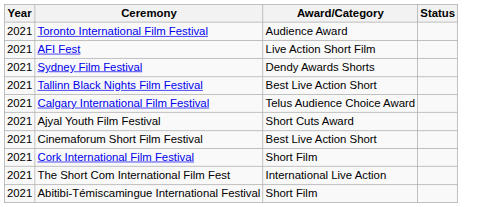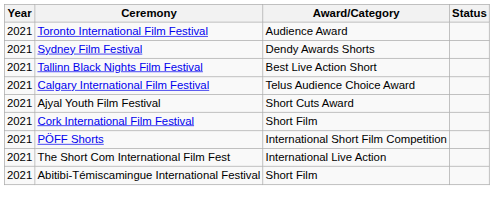- row: (59, 49)
- row: (120, 139)
+ row: (71, 139)
